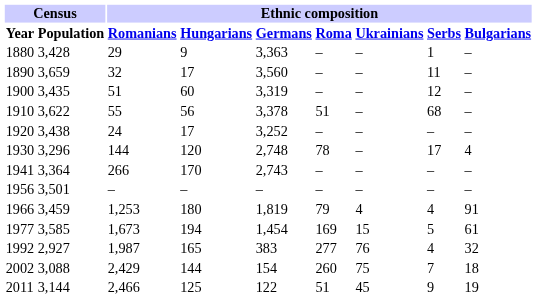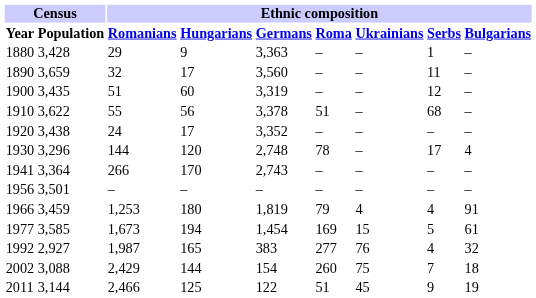(272, 131) 3,252 -> (272, 131) 3,352
